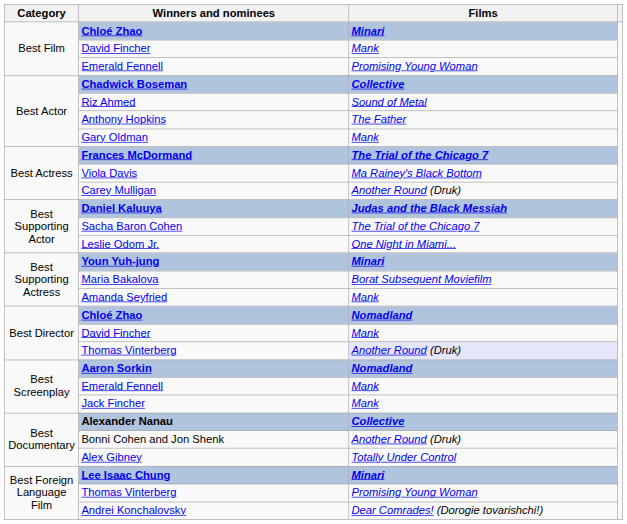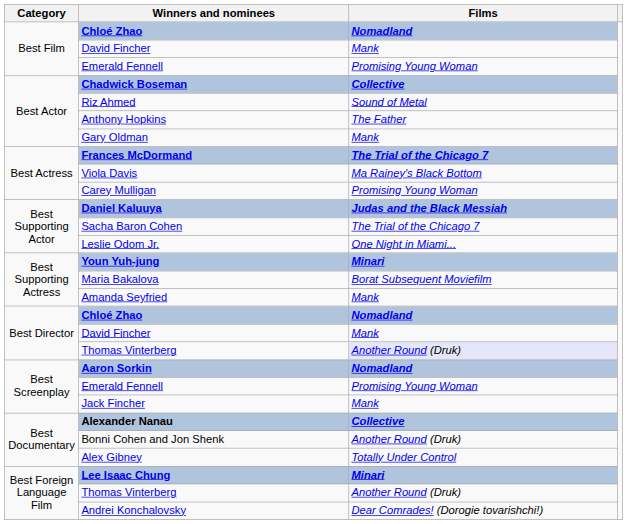(368, 31) Minari -> (382, 31) Nomadland
(406, 191) Another Round (Druk) -> (415, 191) Promising Young Woman
(365, 386) Mank -> (415, 386) Promising Young Woman
(415, 492) Promising Young Woman -> (406, 492) Another Round (Druk)
